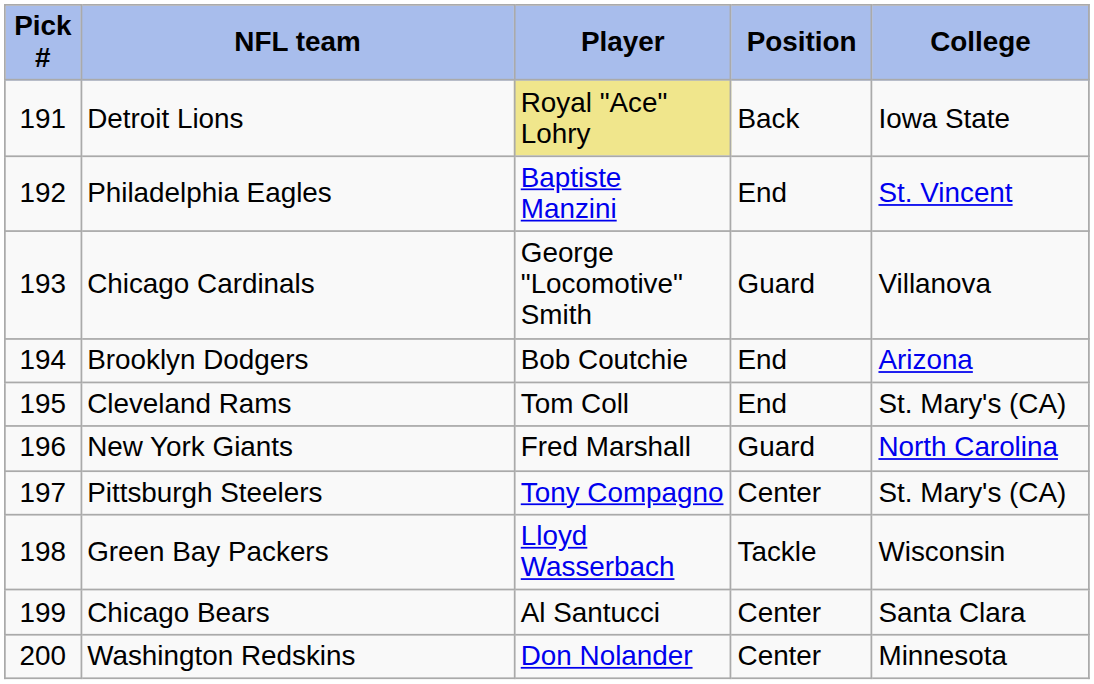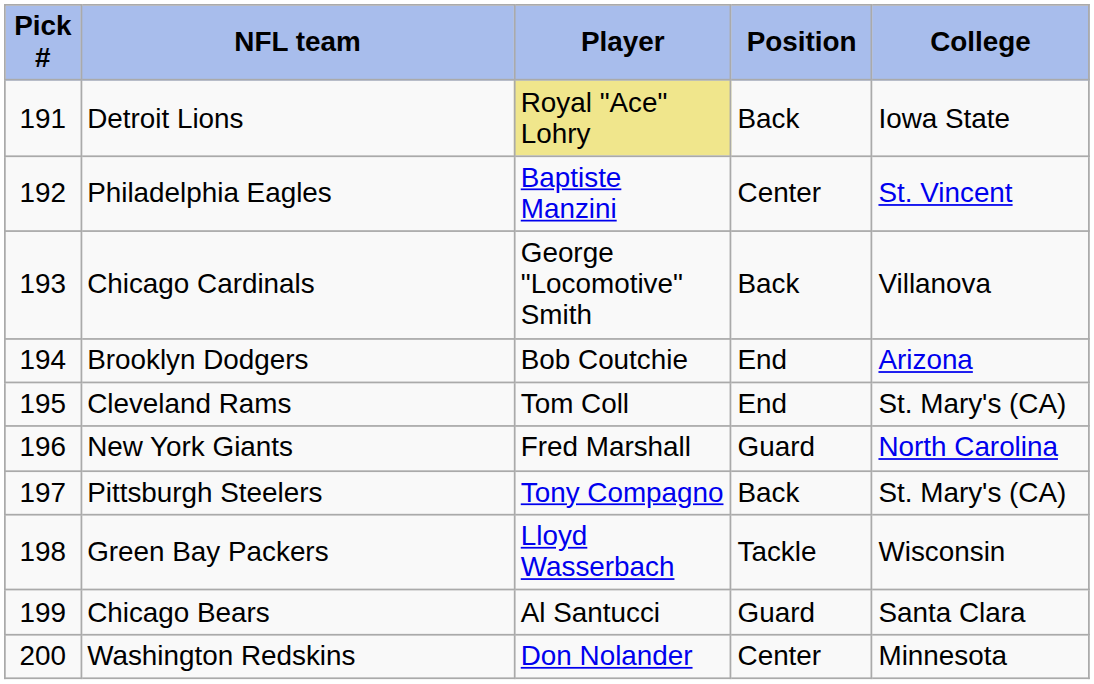(762, 193) End -> (779, 193) Center
(776, 284) Guard -> (768, 284) Back
(779, 492) Center -> (768, 492) Back
(779, 611) Center -> (776, 611) Guard
